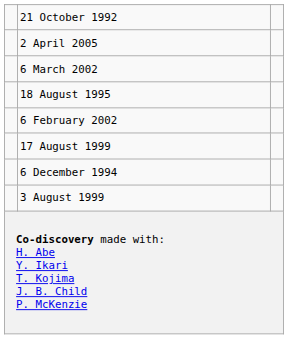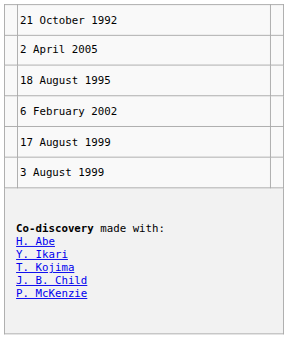- row: (59, 69)
- row: (69, 172)
